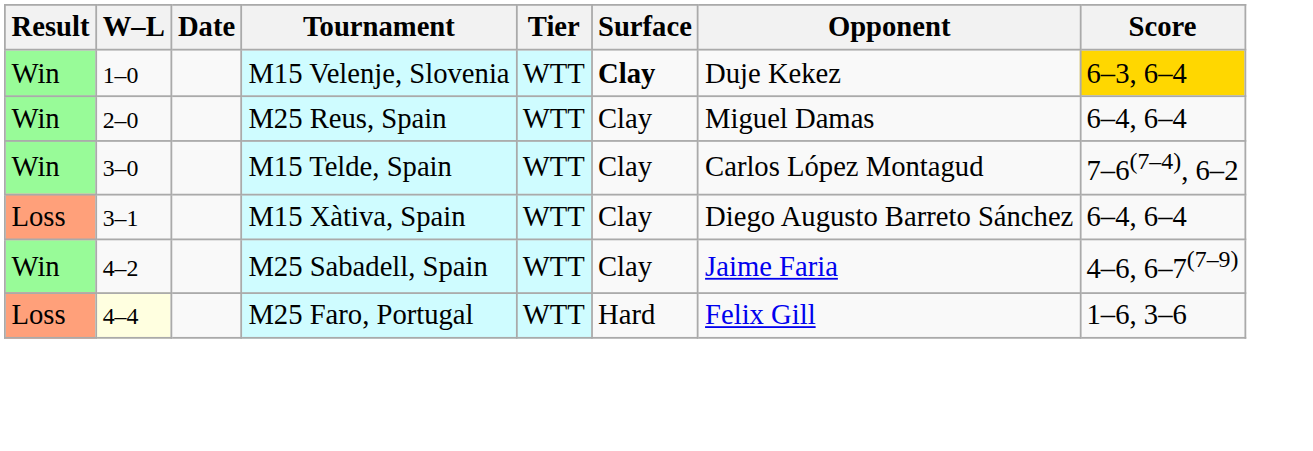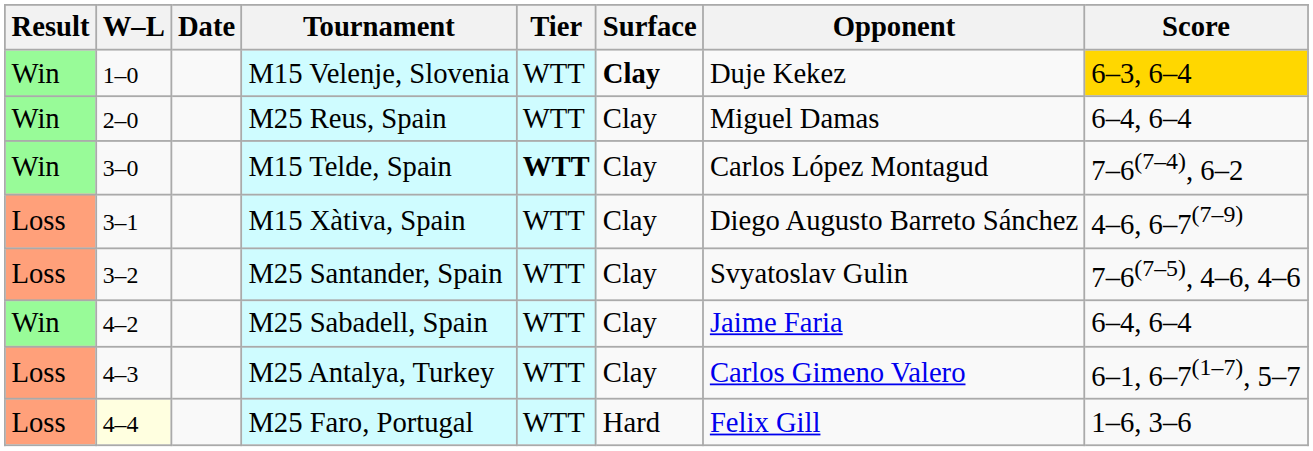(554, 167) normal -> (556, 167) bold
(1137, 216) 6–4, 6–4 -> (1167, 220) 4–6, 6–7(7–9)
+ row: (375, 273)
(1162, 265) 4–6, 6–7(7–9) -> (1141, 322) 6–4, 6–4
+ row: (371, 372)
